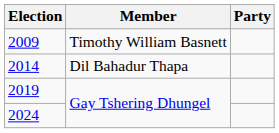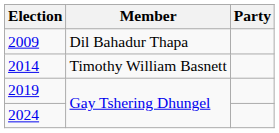(148, 41) Timothy William Basnett -> (129, 41) Dil Bahadur Thapa
(129, 66) Dil Bahadur Thapa -> (148, 66) Timothy William Basnett
